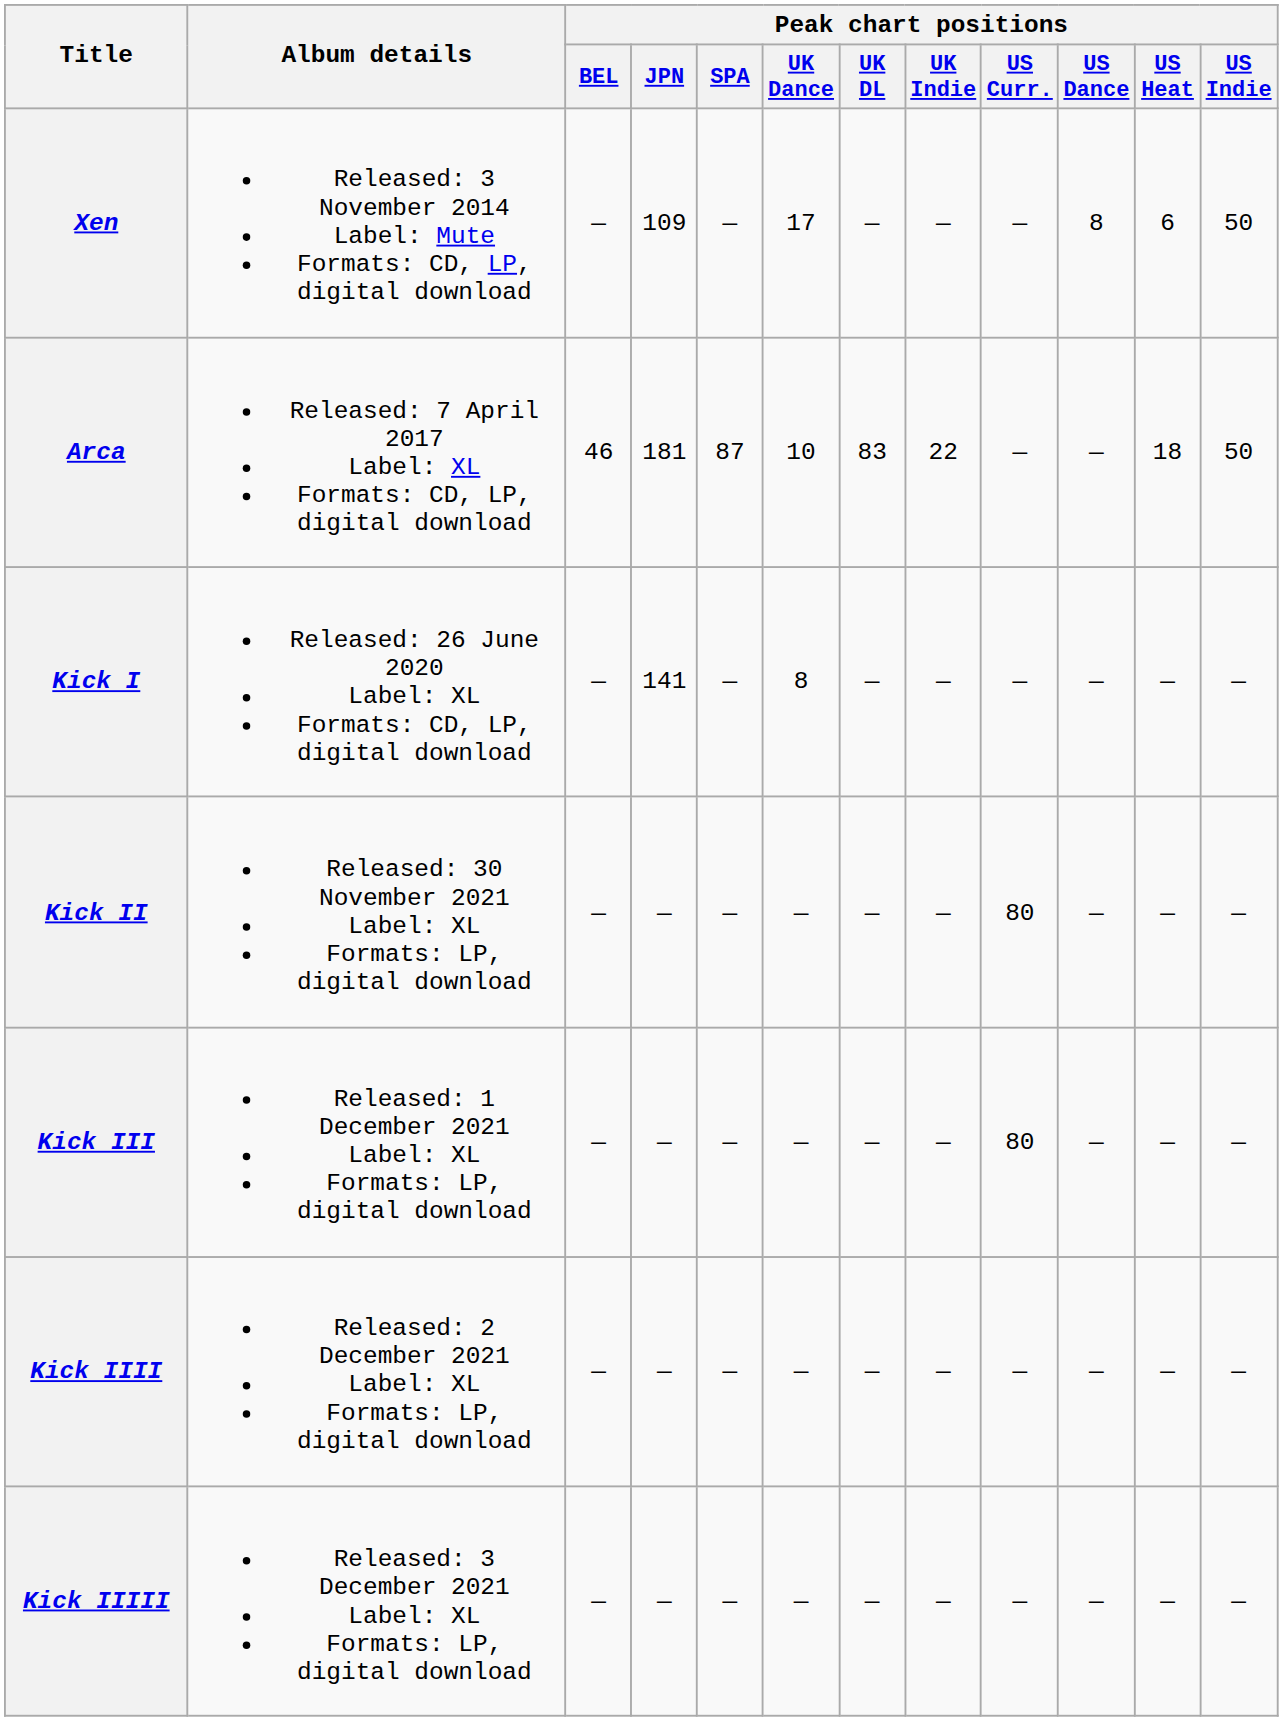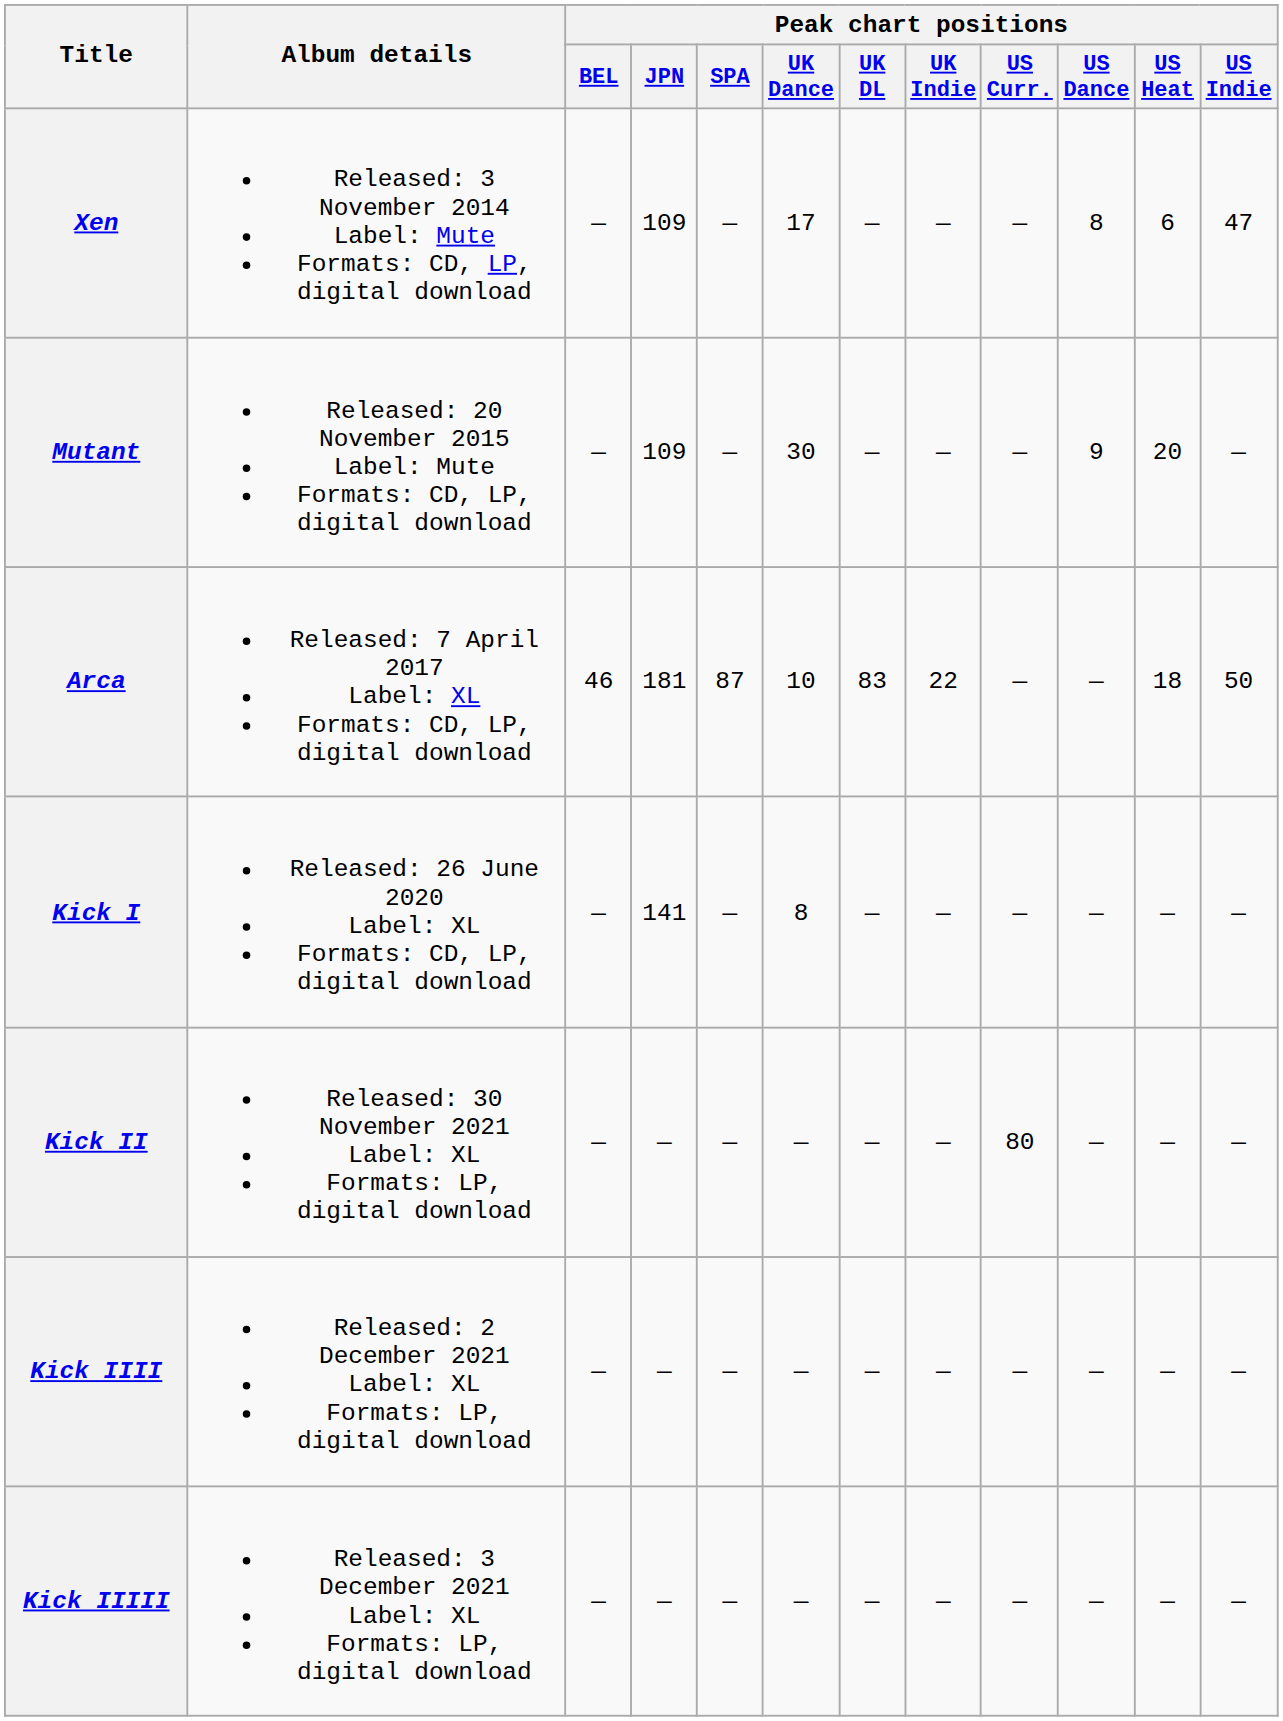(1239, 223) 50 -> (1239, 223) 47
+ row: (96, 453)
- row: (96, 1142)
